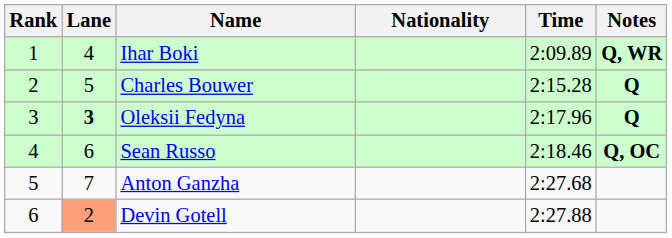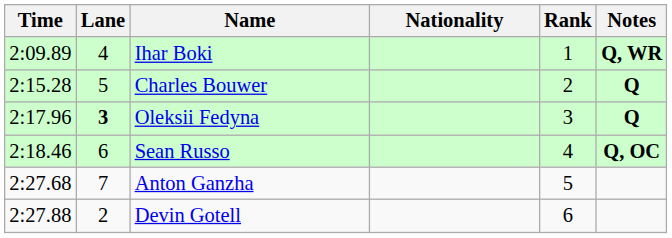columns swapped: (33, 20) <-> (561, 20)
(89, 215) lightsalmon background -> (103, 215) no background
